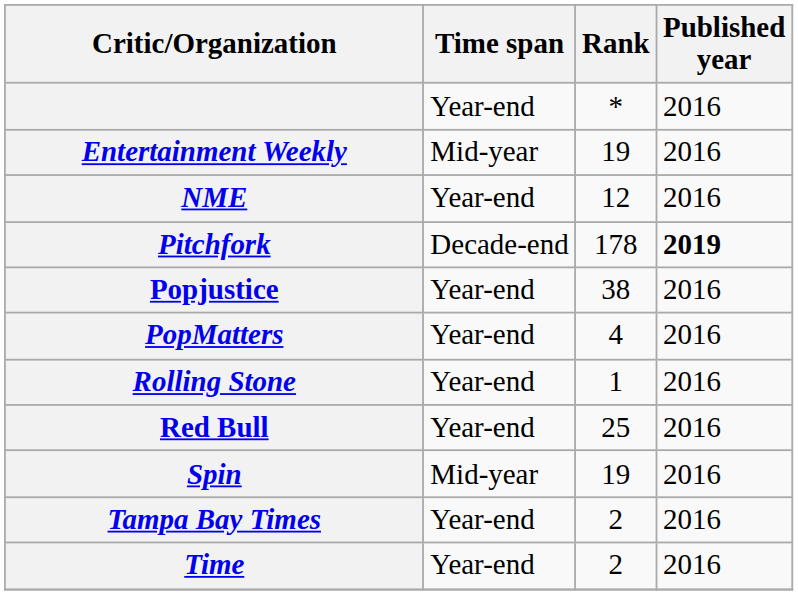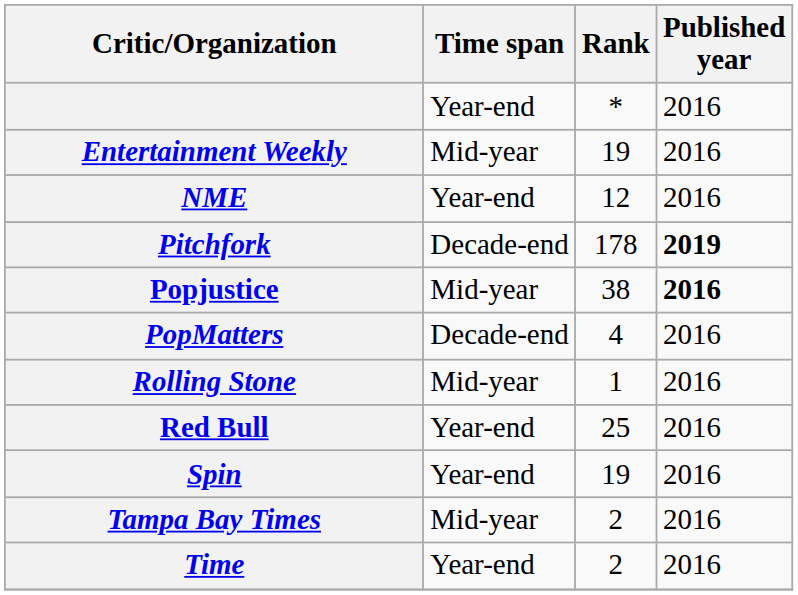(482, 289) Year-end -> (484, 289) Mid-year
(692, 289) normal -> (692, 289) bold
(482, 335) Year-end -> (500, 335) Decade-end
(482, 381) Year-end -> (484, 381) Mid-year
(484, 473) Mid-year -> (482, 473) Year-end
(482, 519) Year-end -> (484, 519) Mid-year
